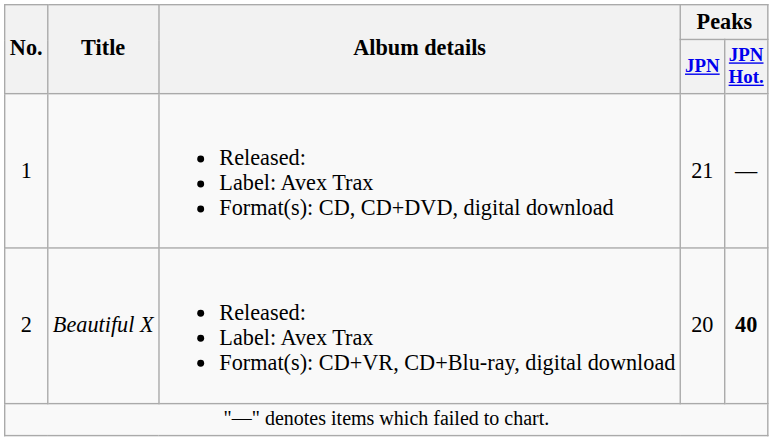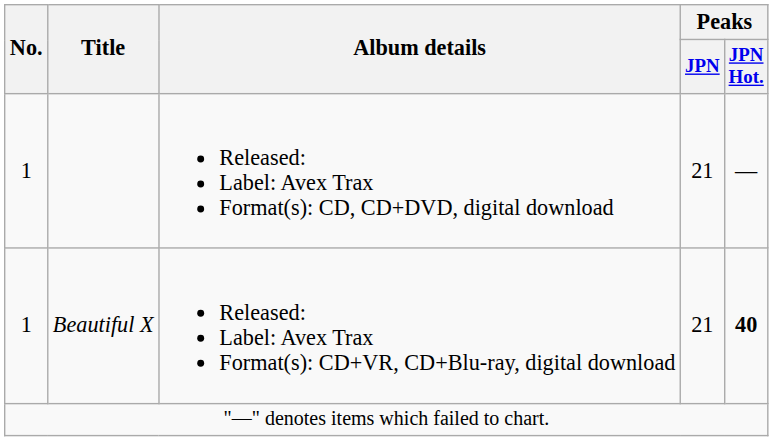(26, 325) 2 -> (26, 325) 1
(702, 325) 20 -> (702, 325) 21
